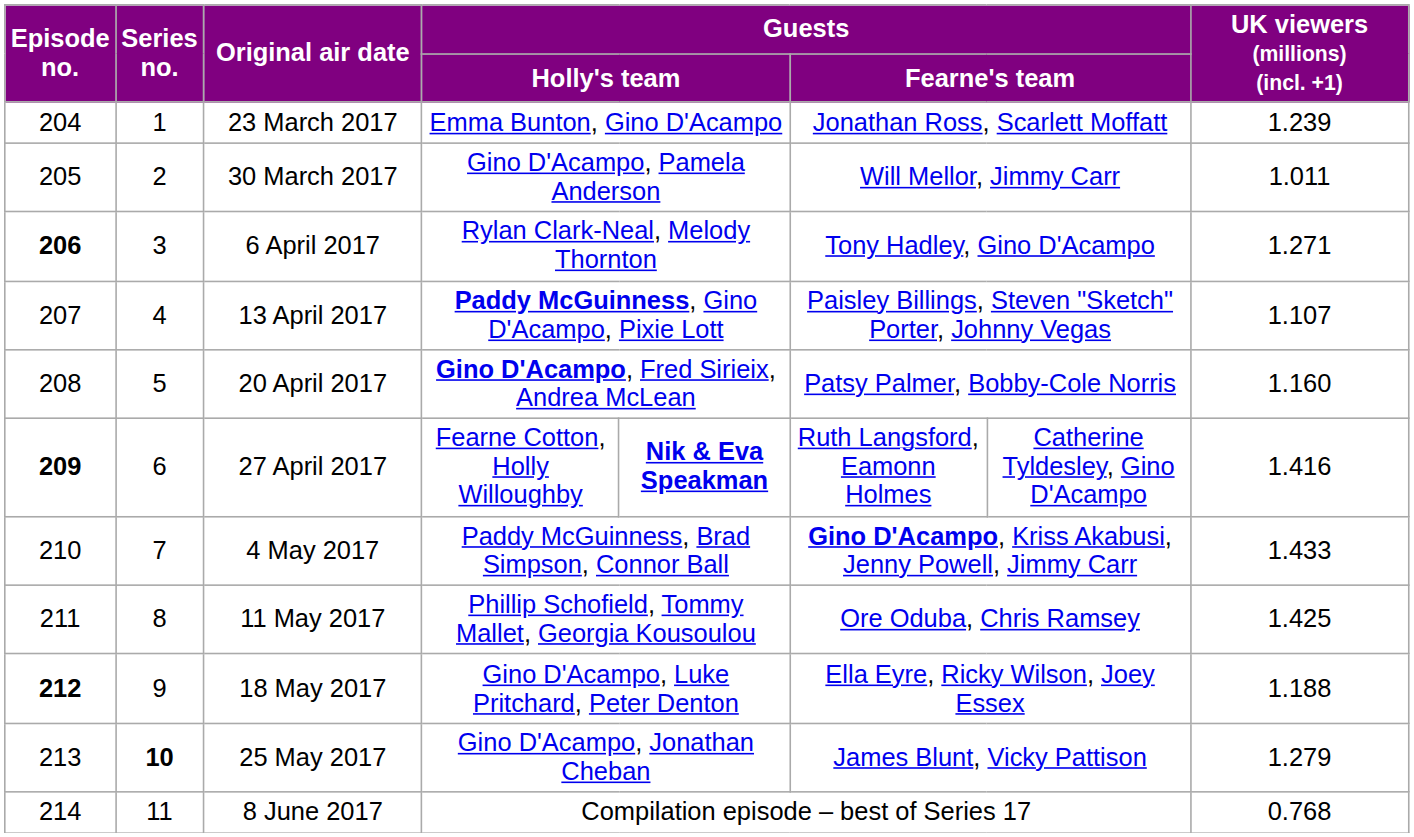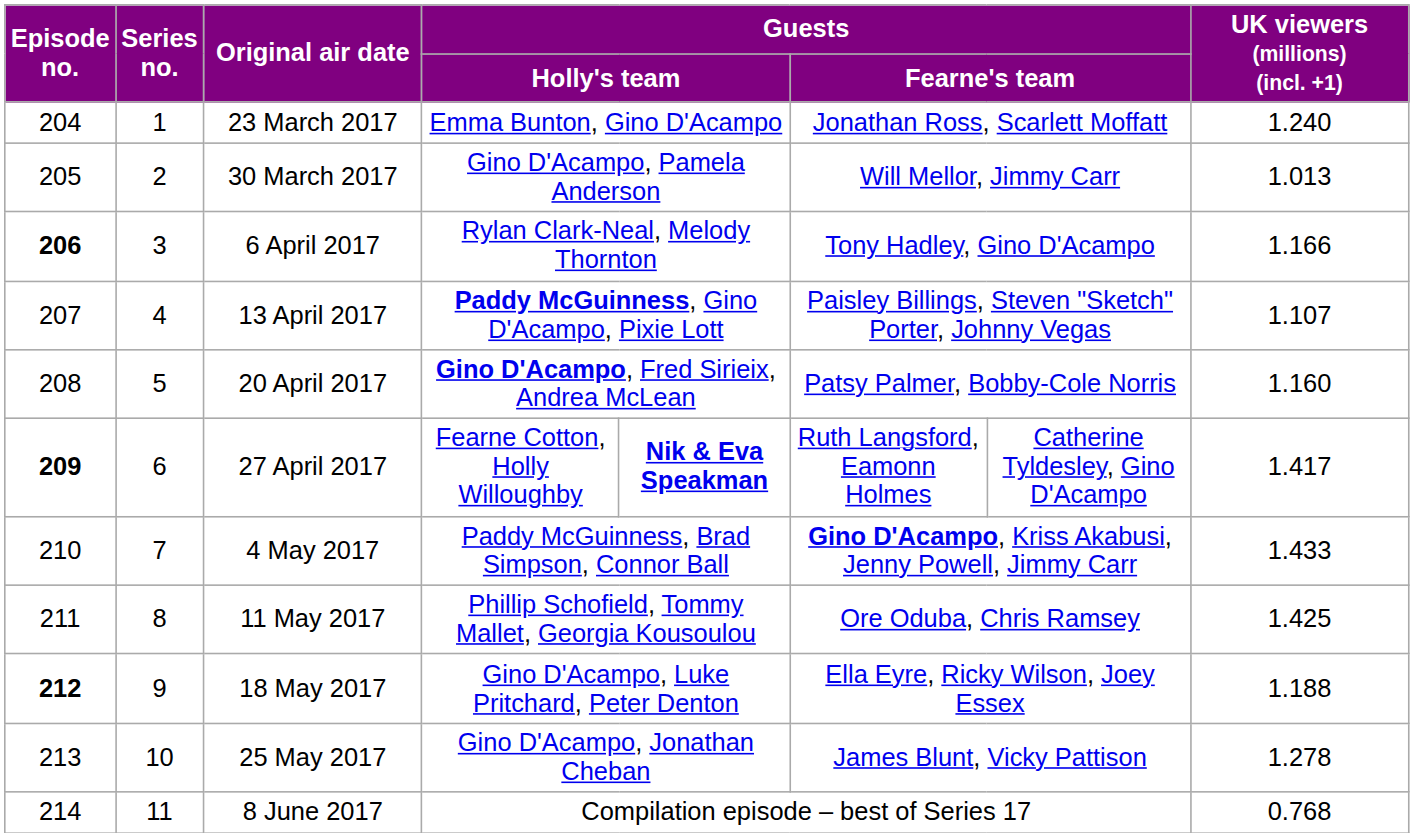(1300, 122) 1.239 -> (1300, 122) 1.240
(1300, 176) 1.011 -> (1300, 176) 1.013
(1300, 245) 1.271 -> (1300, 245) 1.166
(1300, 467) 1.416 -> (1300, 467) 1.417
(160, 757) bold -> (160, 757) normal
(1300, 757) 1.279 -> (1300, 757) 1.278
